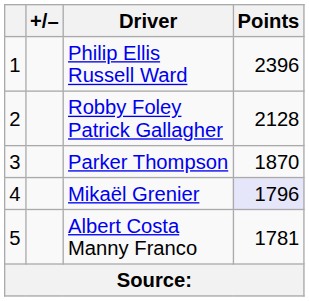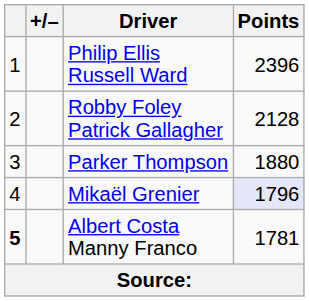(277, 162) 1870 -> (277, 162) 1880
(15, 237) normal -> (15, 237) bold
